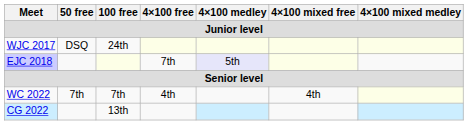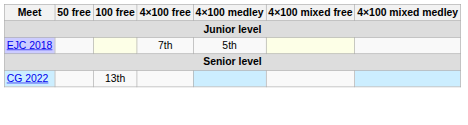- row: (31, 45)
(232, 62) lavender background -> (230, 45) no background
- row: (28, 95)
